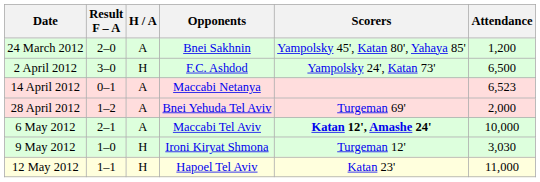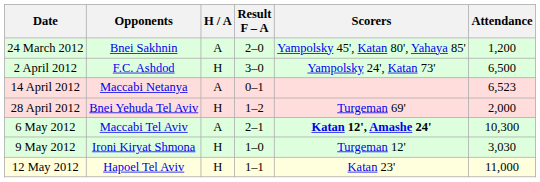columns swapped: (217, 21) <-> (106, 21)
(143, 107) A -> (218, 107) H
(502, 127) 10,000 -> (502, 127) 10,300
